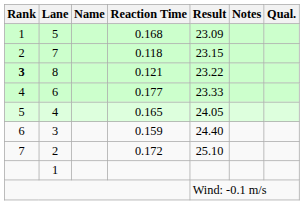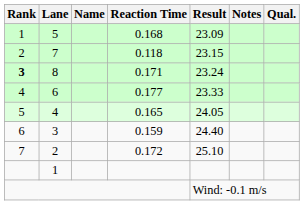(149, 72) 0.121 -> (149, 72) 0.171
(210, 72) 23.22 -> (210, 72) 23.24
